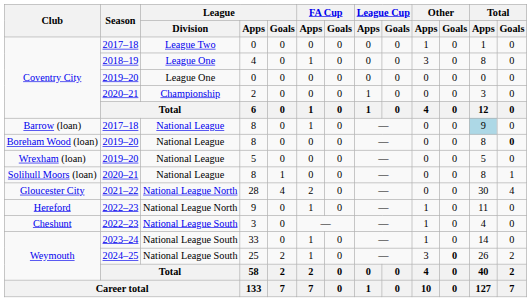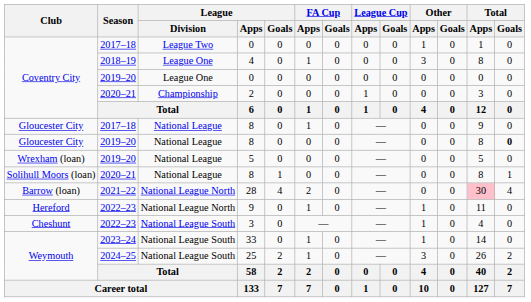(52, 126) Barrow (loan) -> (51, 126) Gloucester City
(483, 126) lightblue background -> (481, 126) no background
(52, 142) Boreham Wood (loan) -> (51, 142) Gloucester City
(52, 191) Gloucester City -> (51, 191) Barrow (loan)
(483, 191) no background -> (481, 191) pink background
(455, 256) bold -> (452, 256) normal
